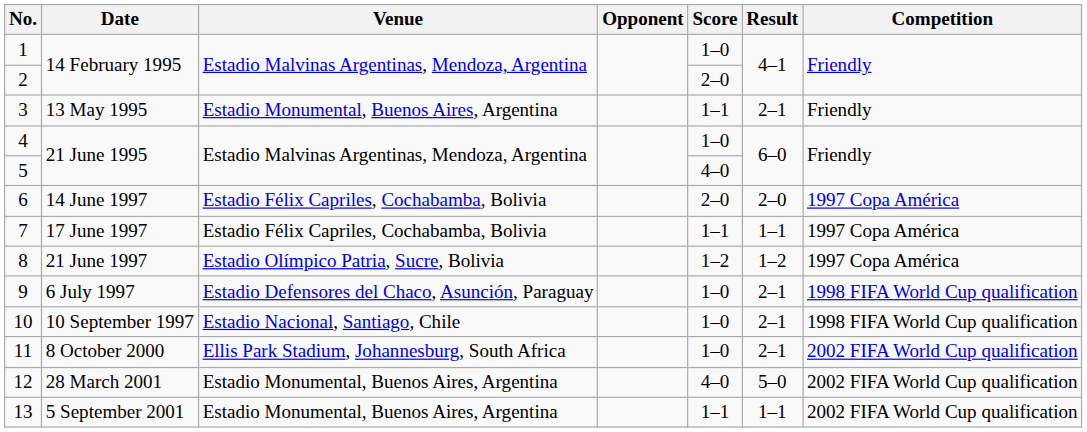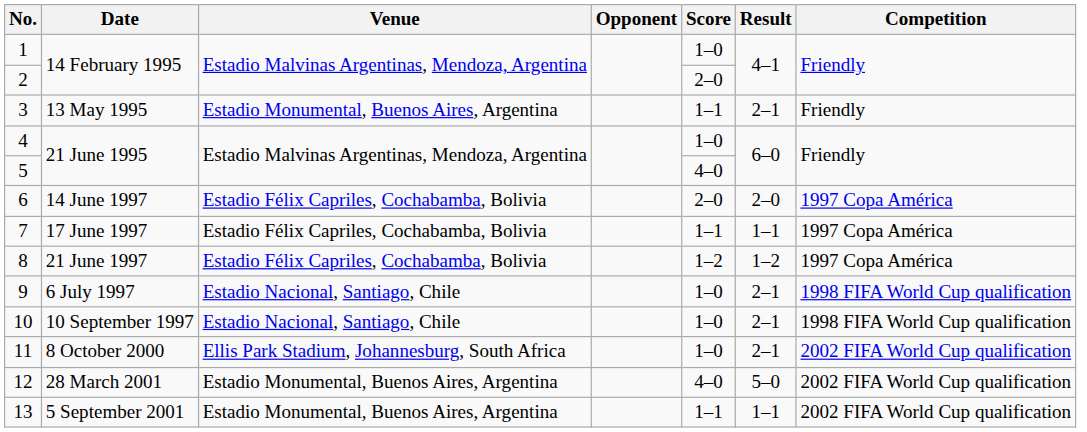(353, 261) Estadio Olímpico Patria, Sucre, Bolivia -> (374, 261) Estadio Félix Capriles, Cochabamba, Bolivia
(398, 291) Estadio Defensores del Chaco, Asunción, Paraguay -> (331, 291) Estadio Nacional, Santiago, Chile
